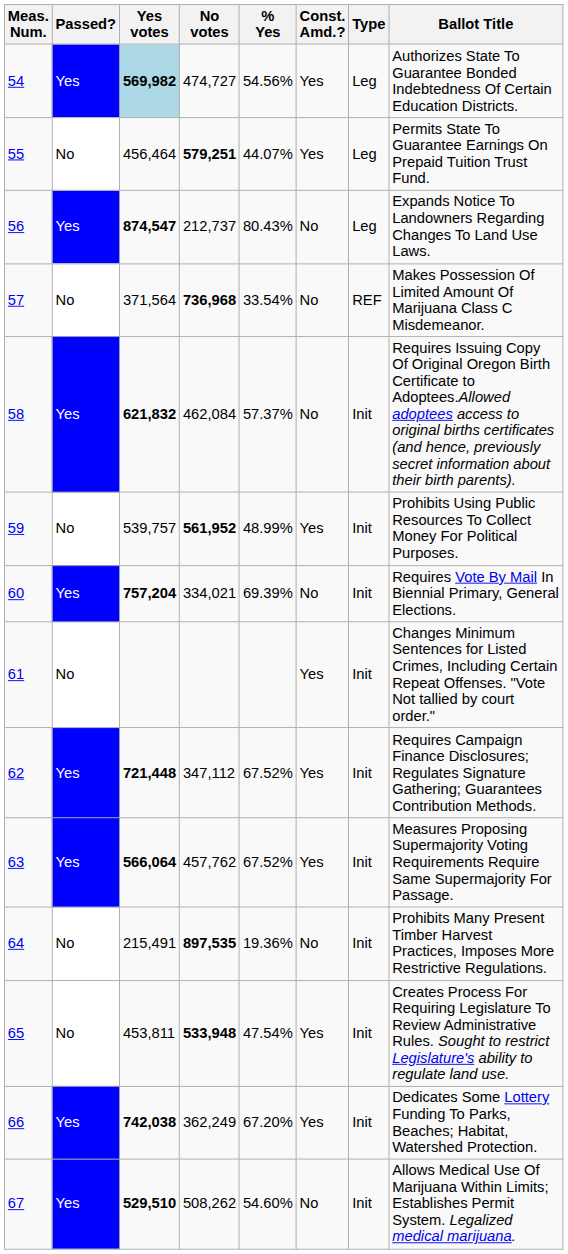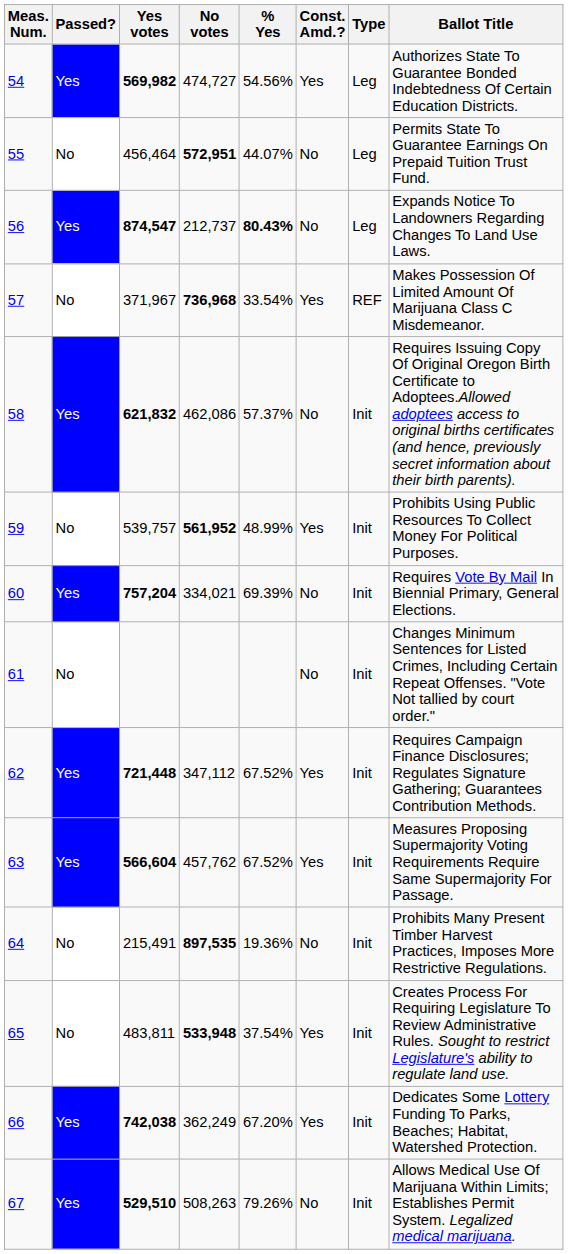(149, 80) lightblue background -> (149, 80) no background
(209, 153) 579,251 -> (209, 153) 572,951
(312, 153) Yes -> (309, 153) No
(268, 226) normal -> (268, 226) bold
(149, 299) 371,564 -> (149, 299) 371,967
(309, 299) No -> (312, 299) Yes
(209, 414) 462,084 -> (209, 414) 462,086
(312, 674) Yes -> (309, 674) No
(149, 862) 566,064 -> (149, 862) 566,604
(149, 1033) 453,811 -> (149, 1033) 483,811
(268, 1033) 47.54% -> (268, 1033) 37.54%
(209, 1204) 508,262 -> (209, 1204) 508,263
(268, 1204) 54.60% -> (268, 1204) 79.26%
